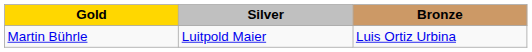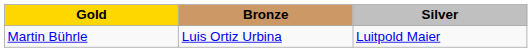columns swapped: (266, 15) <-> (440, 15)
